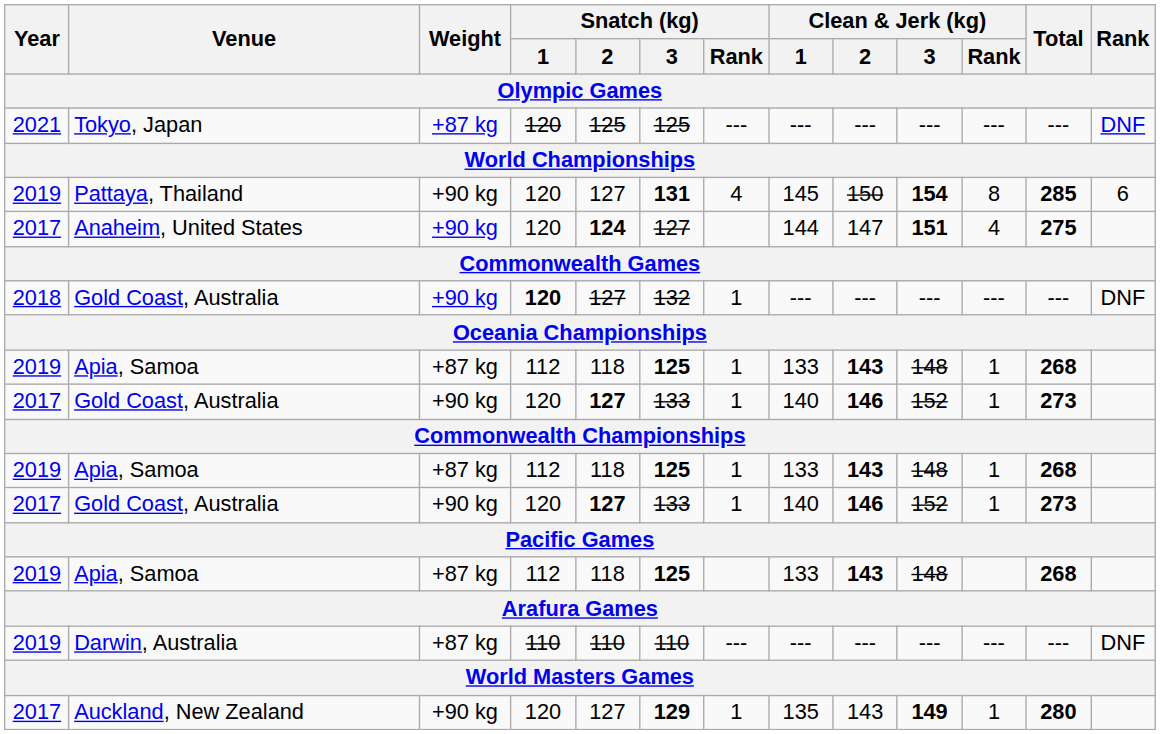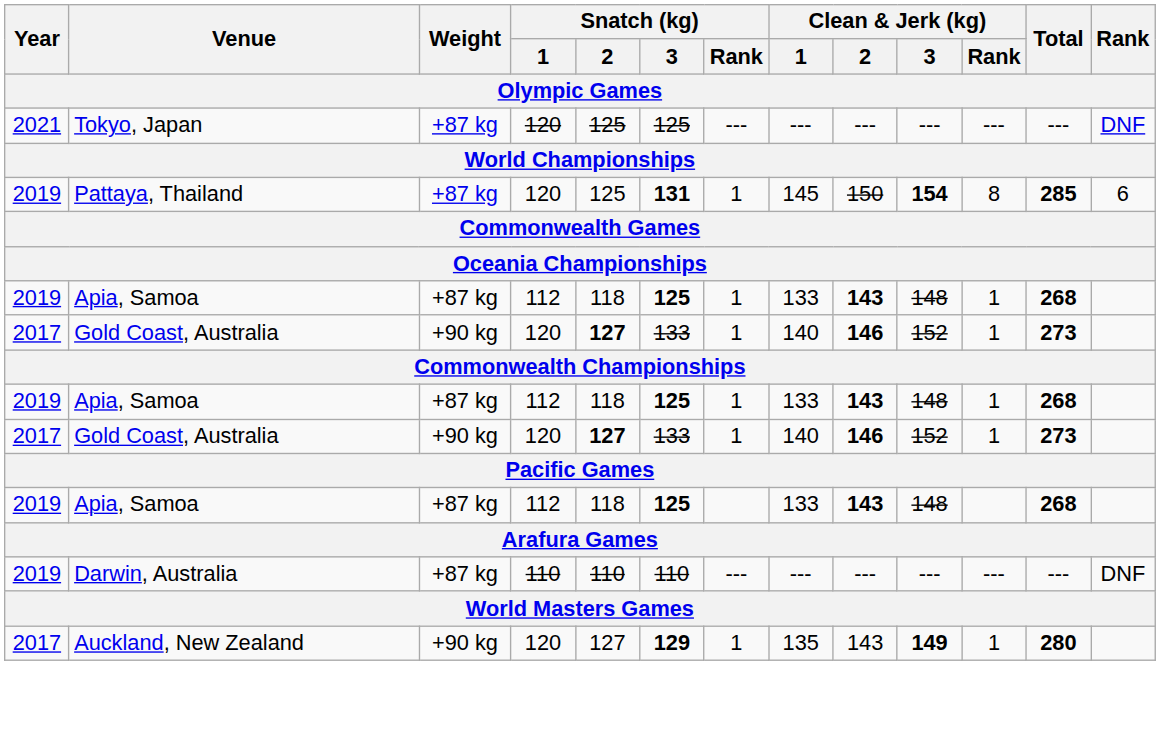(465, 194) +90 kg -> (465, 194) +87 kg
(607, 194) 127 -> (607, 194) 125
(736, 194) 4 -> (736, 194) 1
- row: (37, 228)
- row: (37, 297)
